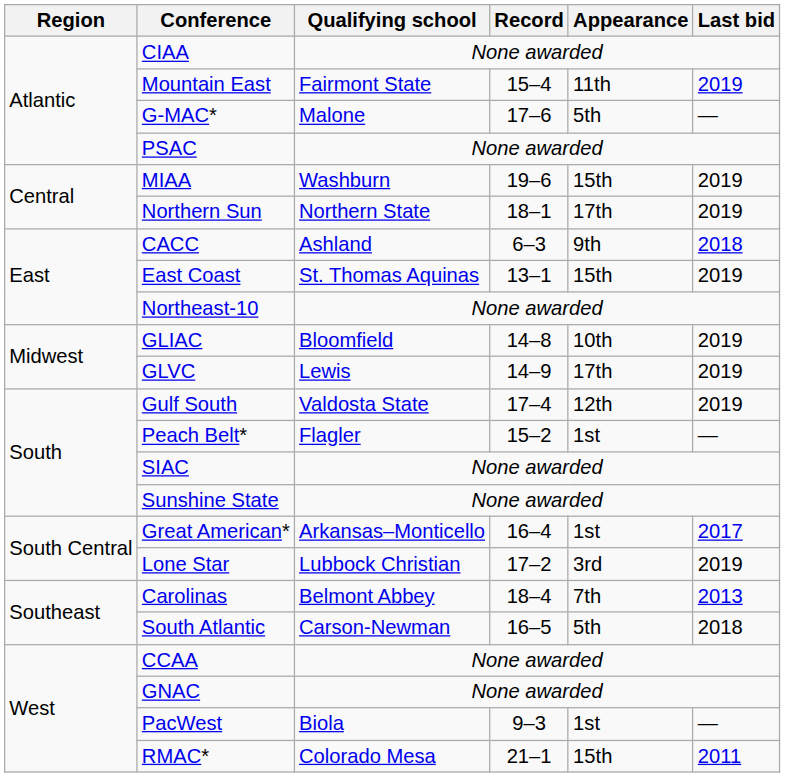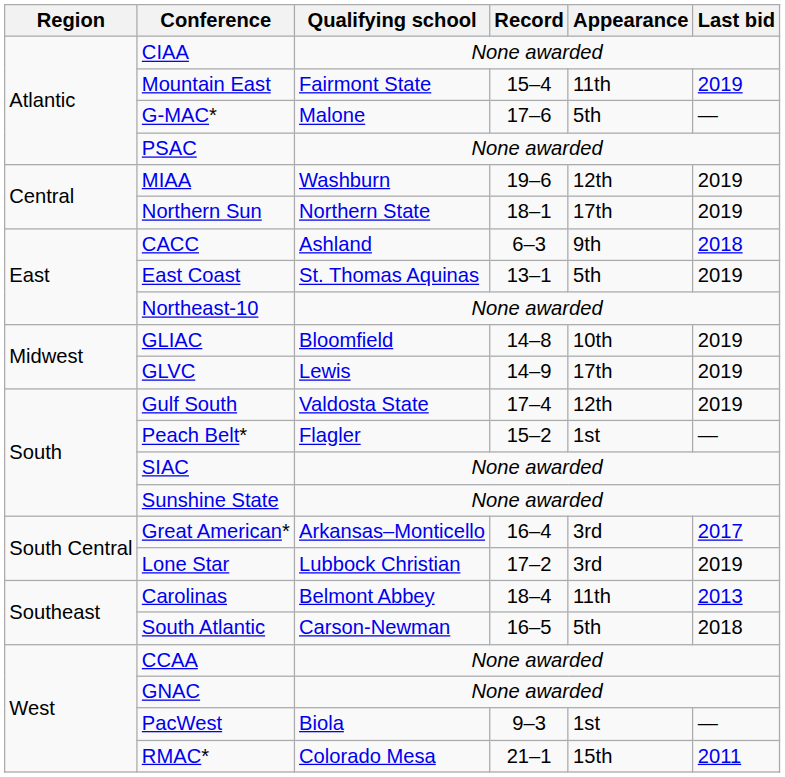(593, 180) 15th -> (593, 180) 12th
(593, 276) 15th -> (587, 276) 5th
(587, 532) 1st -> (588, 532) 3rd
(587, 595) 7th -> (592, 595) 11th
